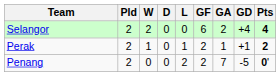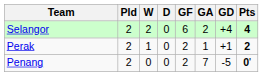- column: (185, 12)
